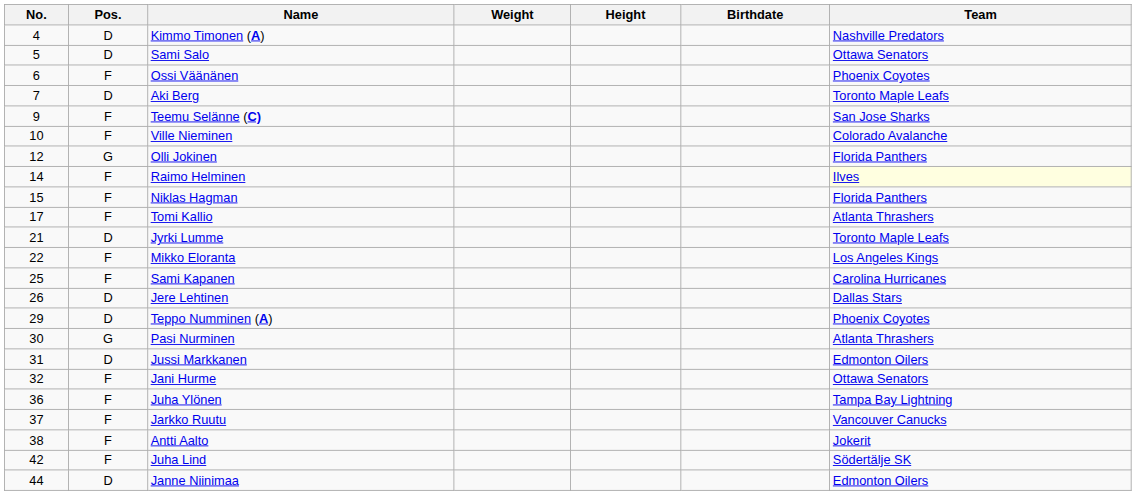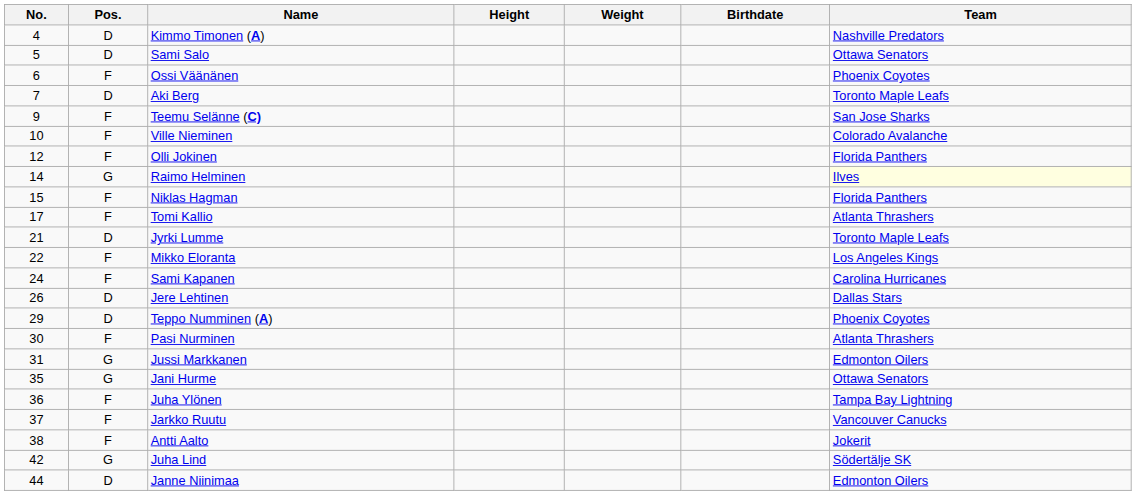columns swapped: (626, 15) <-> (512, 15)
(108, 157) G -> (108, 157) F
(108, 177) F -> (108, 177) G
(36, 278) 25 -> (36, 278) 24
(108, 339) G -> (108, 339) F
(108, 359) D -> (108, 359) G
(36, 379) 32 -> (36, 379) 35
(108, 379) F -> (108, 379) G
(108, 460) F -> (108, 460) G
